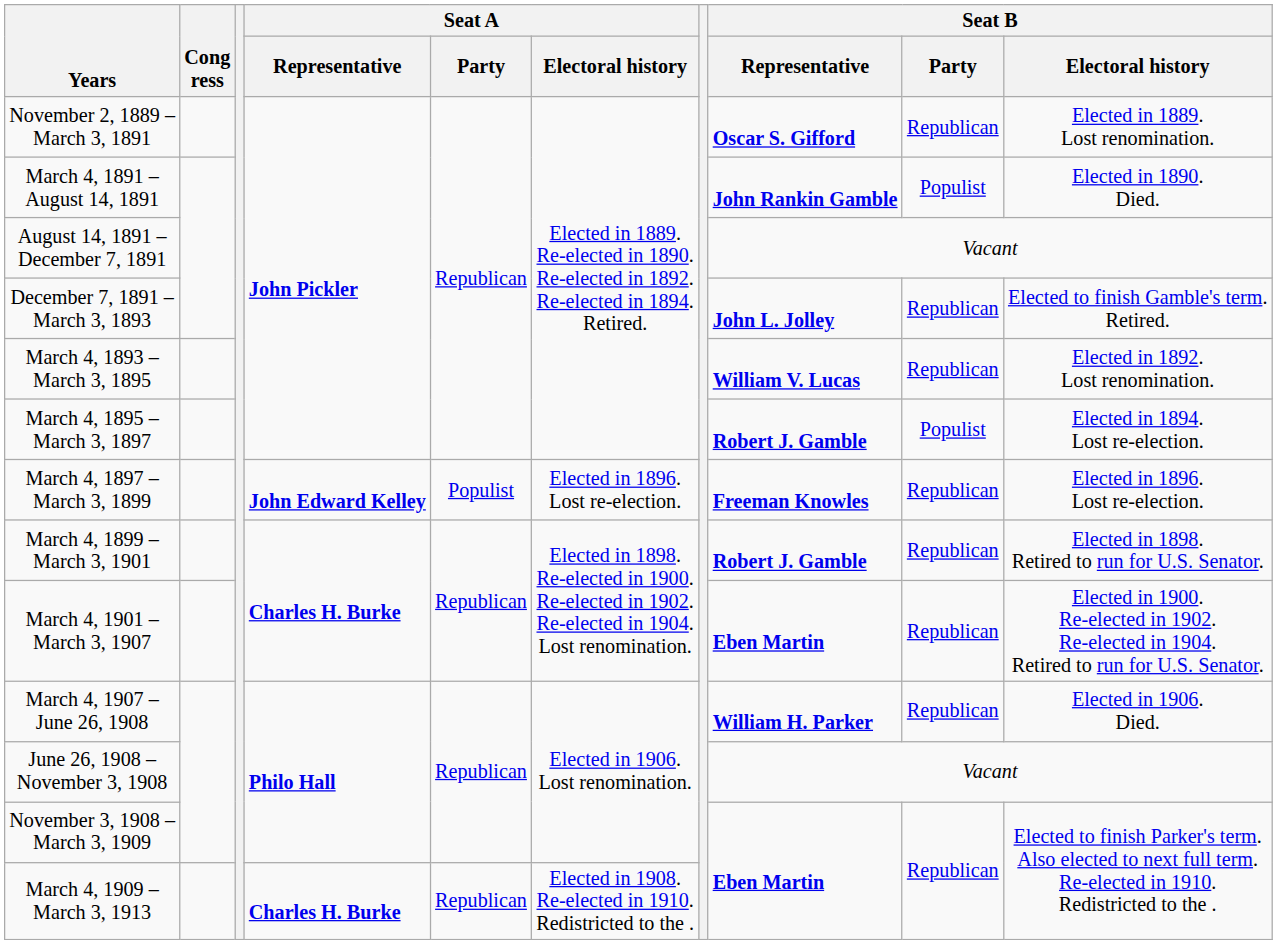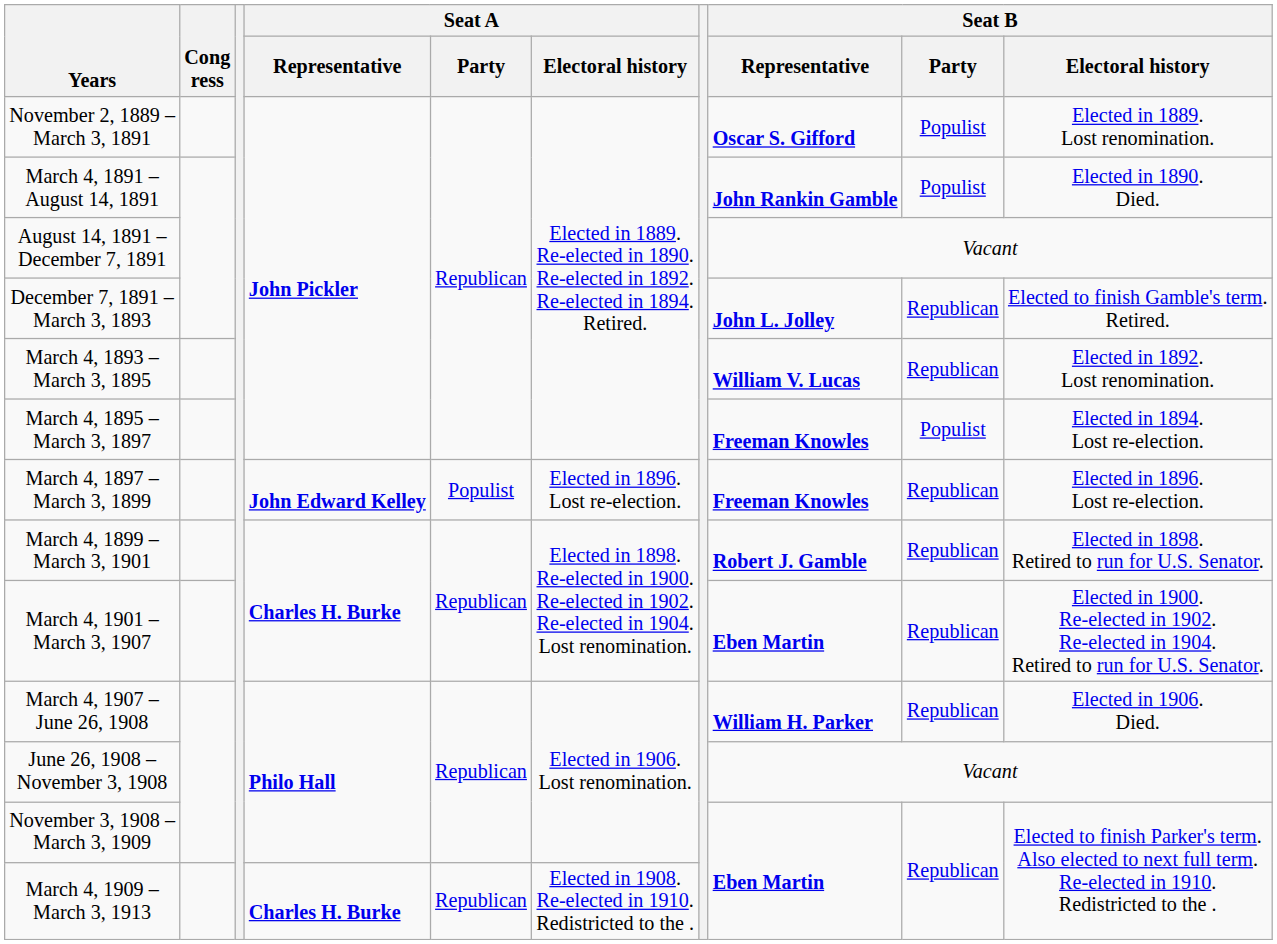(953, 127) Republican -> (953, 127) Populist
(790, 440) Robert J. Gamble -> (791, 440) Freeman Knowles
